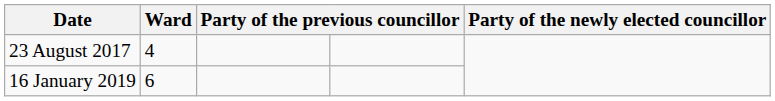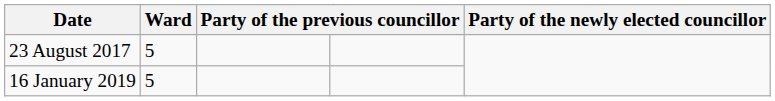(150, 50) 4 -> (150, 50) 5
(150, 80) 6 -> (150, 80) 5
